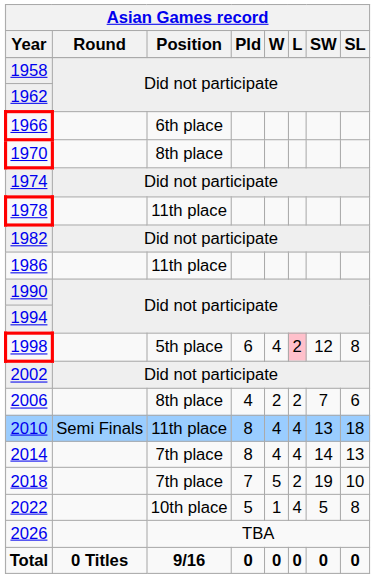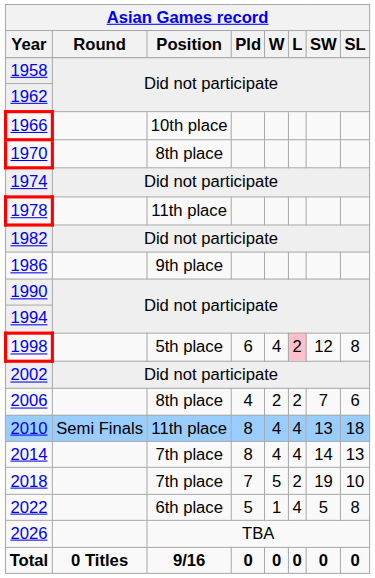(189, 125) 6th place -> (189, 125) 10th place
(189, 265) 11th place -> (189, 265) 9th place
(189, 507) 10th place -> (189, 507) 6th place
